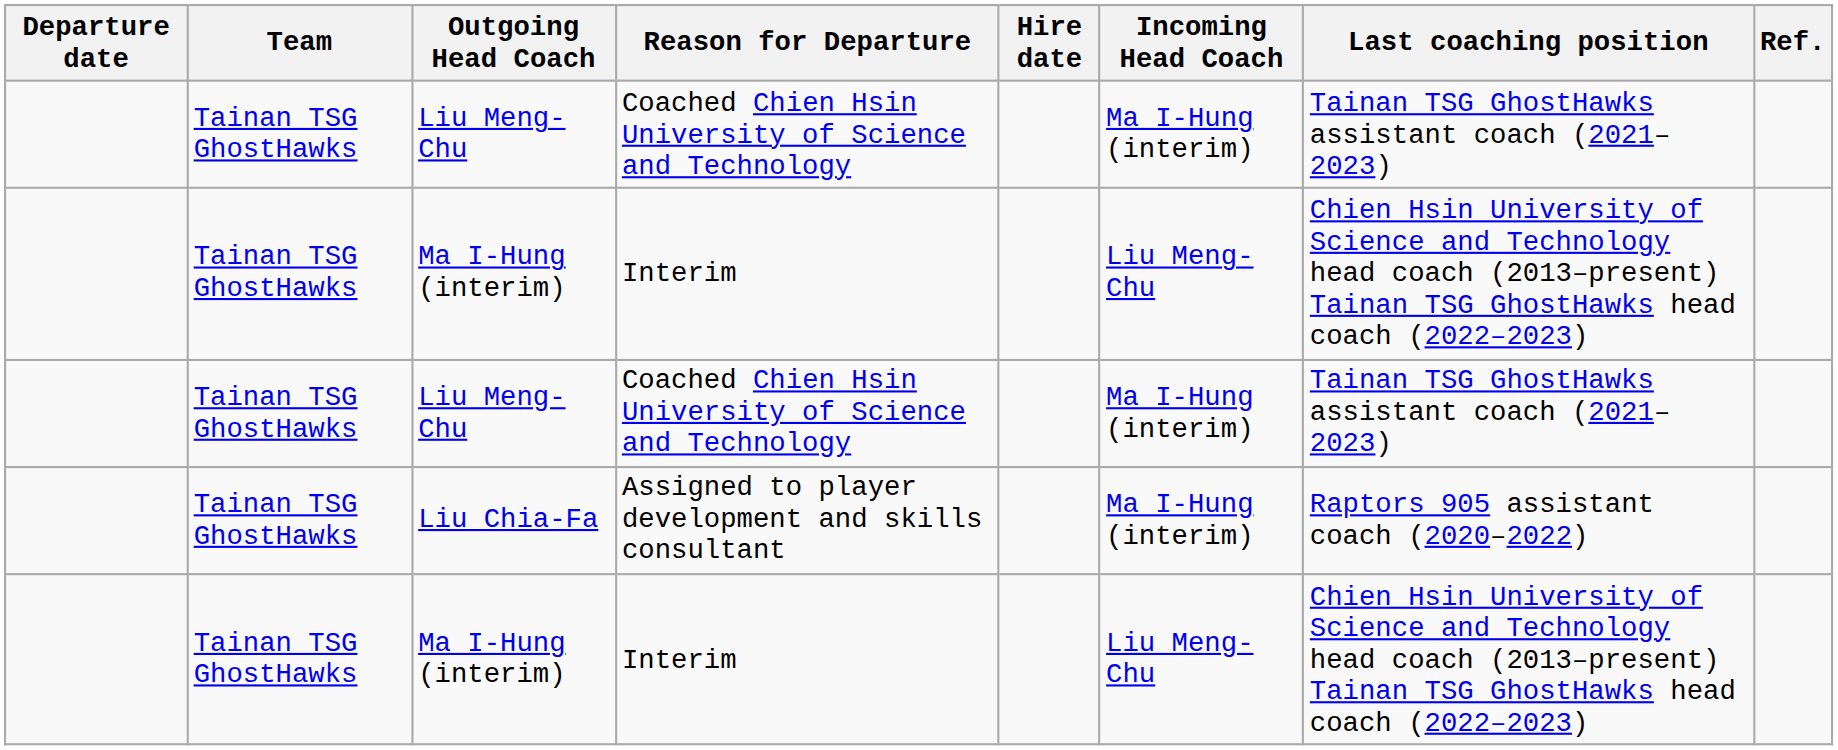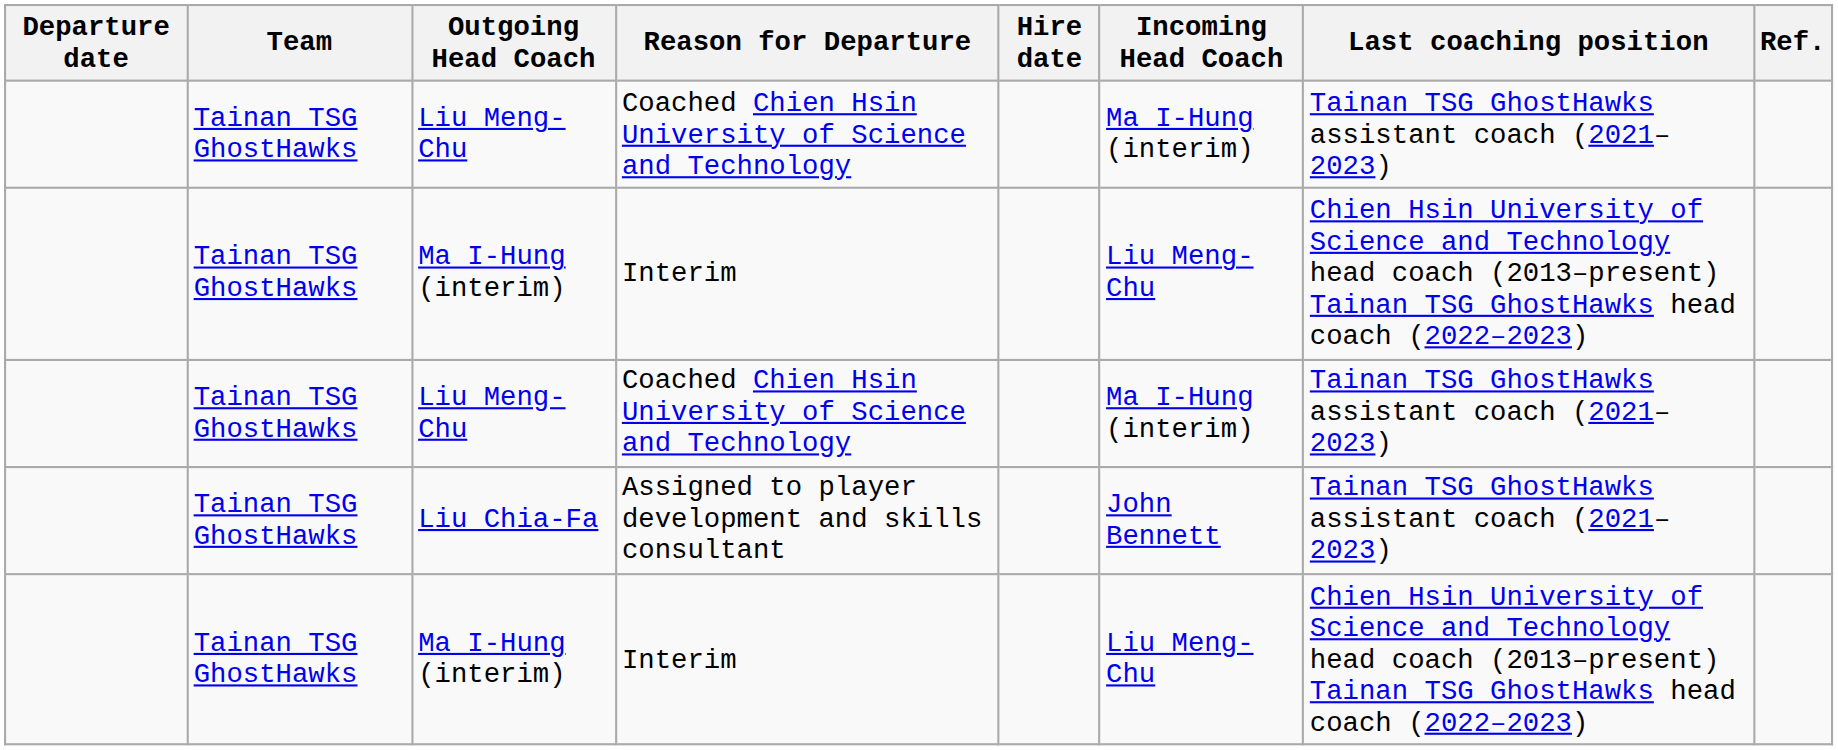(1180, 520) Ma I-Hung (interim) -> (1163, 520) John Bennett
(1482, 520) Raptors 905 assistant coach (2020–2022) -> (1490, 520) Tainan TSG GhostHawks assistant coach (2021–2023)
